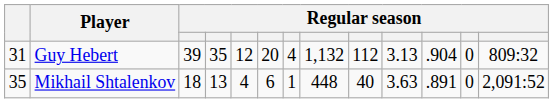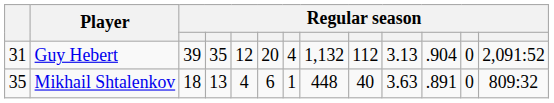(513, 54) 809:32 -> (513, 54) 2,091:52
(513, 83) 2,091:52 -> (513, 83) 809:32
